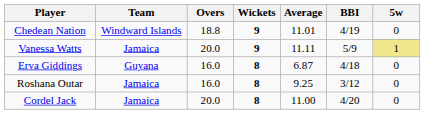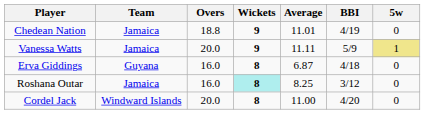(141, 30) Windward Islands -> (141, 30) Jamaica
(257, 83) no background -> (257, 83) paleturquoise background
(303, 83) 9.25 -> (303, 83) 8.25
(141, 100) Jamaica -> (141, 100) Windward Islands
